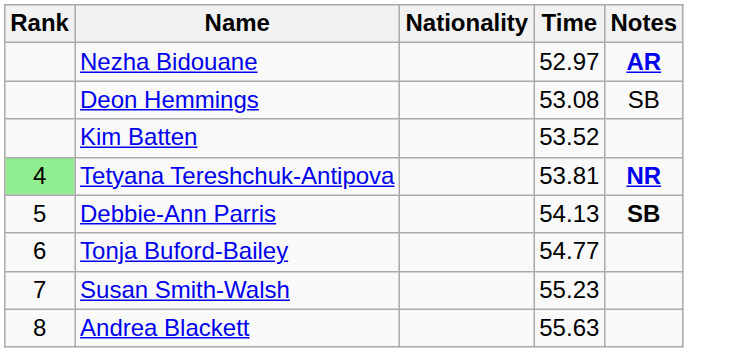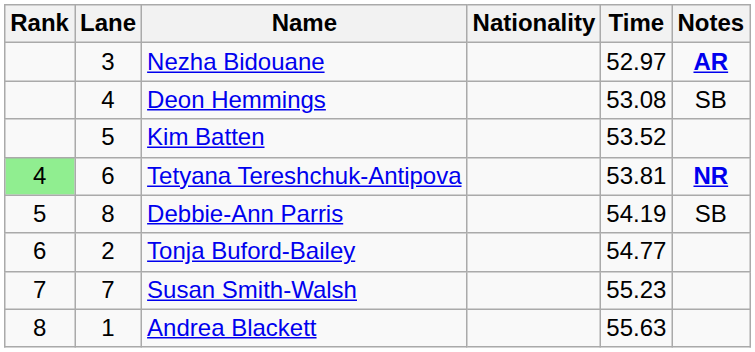+ column: (108, 23)
(569, 213) 54.13 -> (636, 213) 54.19
(644, 213) bold -> (711, 213) normal
